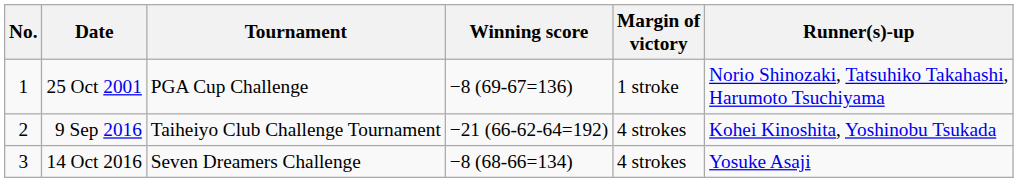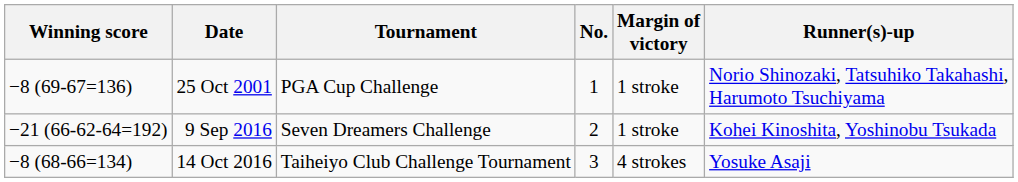columns swapped: (23, 32) <-> (529, 32)
(296, 129) Taiheiyo Club Challenge Tournament -> (386, 129) Seven Dreamers Challenge
(652, 129) 4 strokes -> (648, 129) 1 stroke
(256, 161) Seven Dreamers Challenge -> (426, 161) Taiheiyo Club Challenge Tournament
